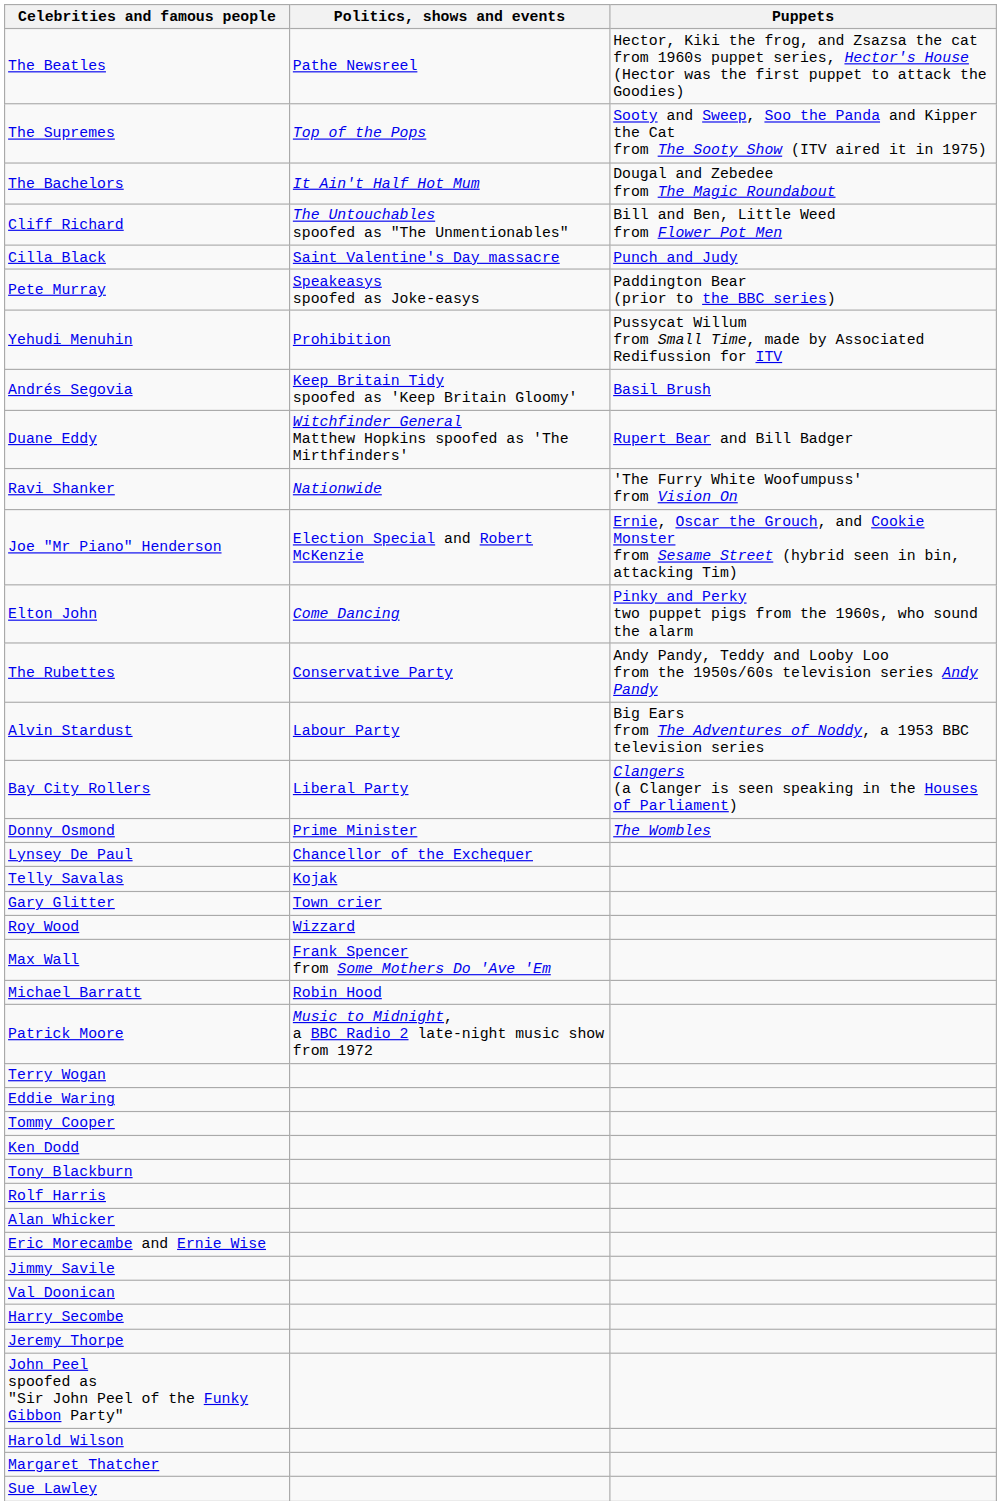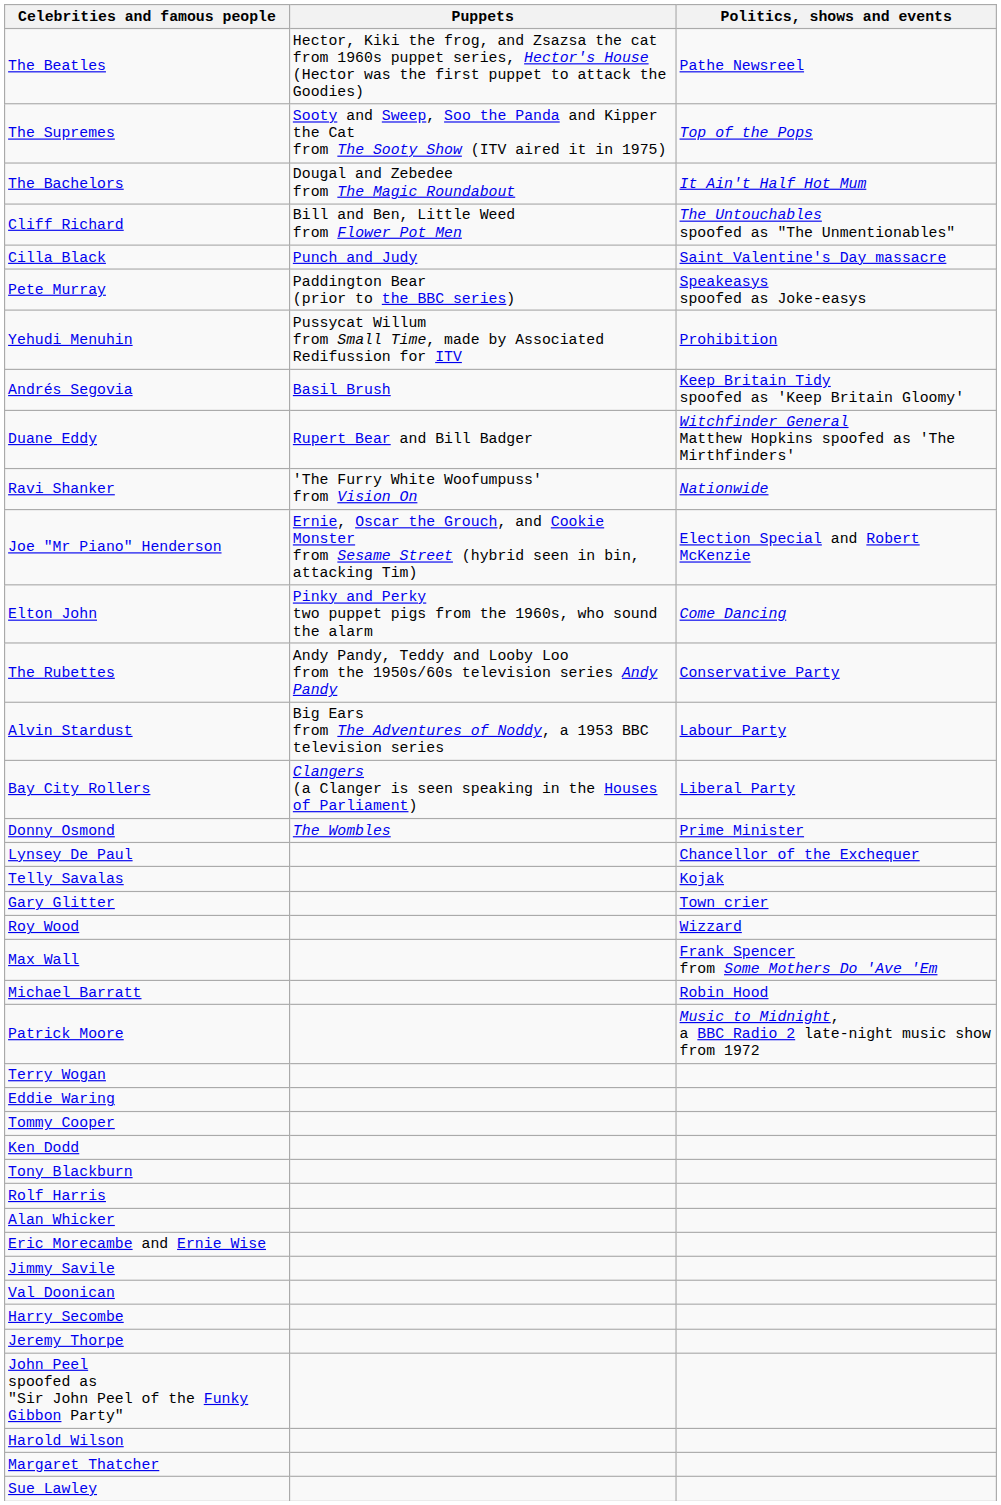columns swapped: (449, 17) <-> (803, 17)
